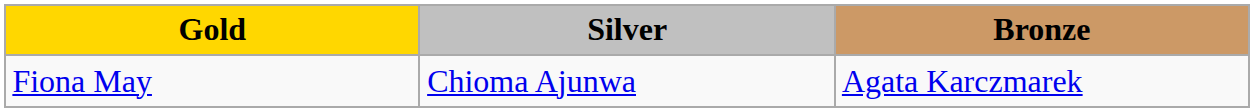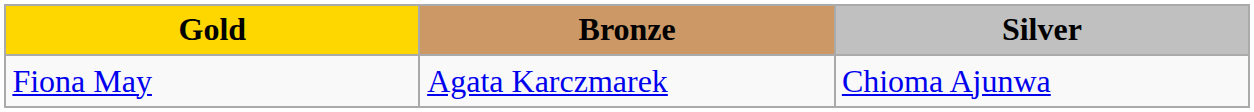columns swapped: (627, 29) <-> (1042, 29)
